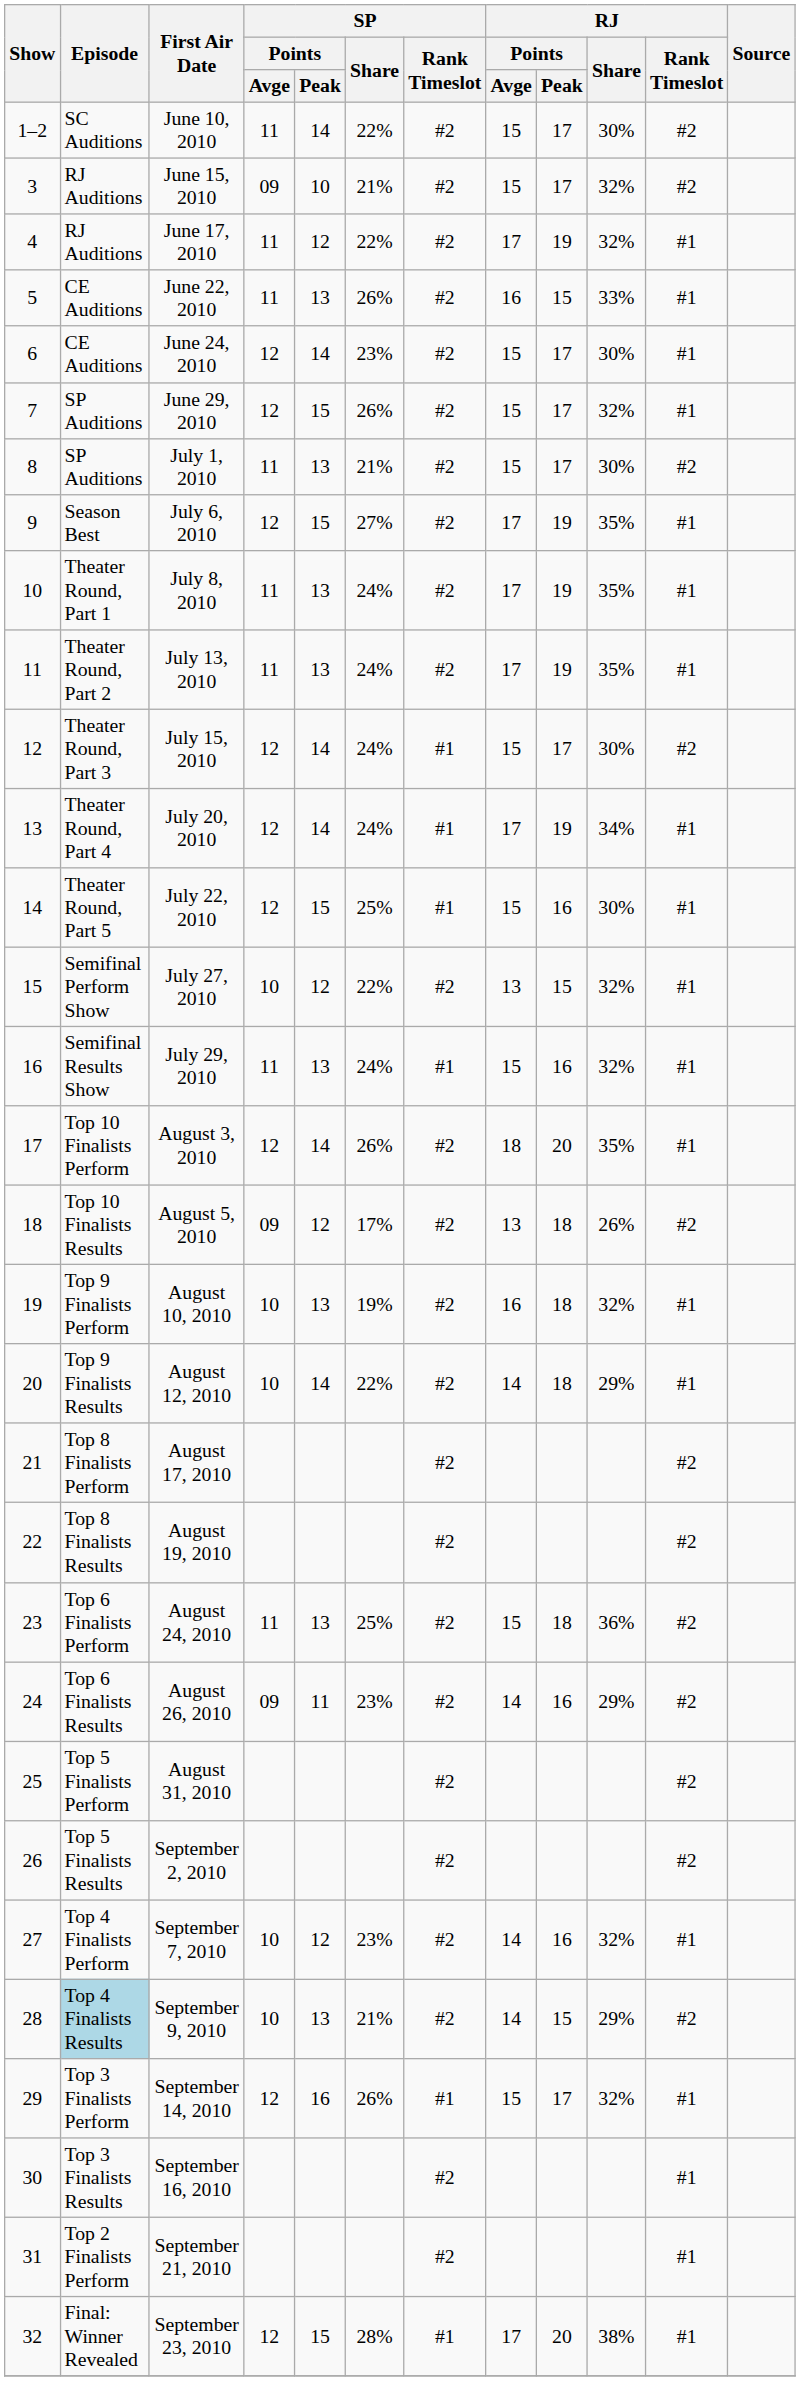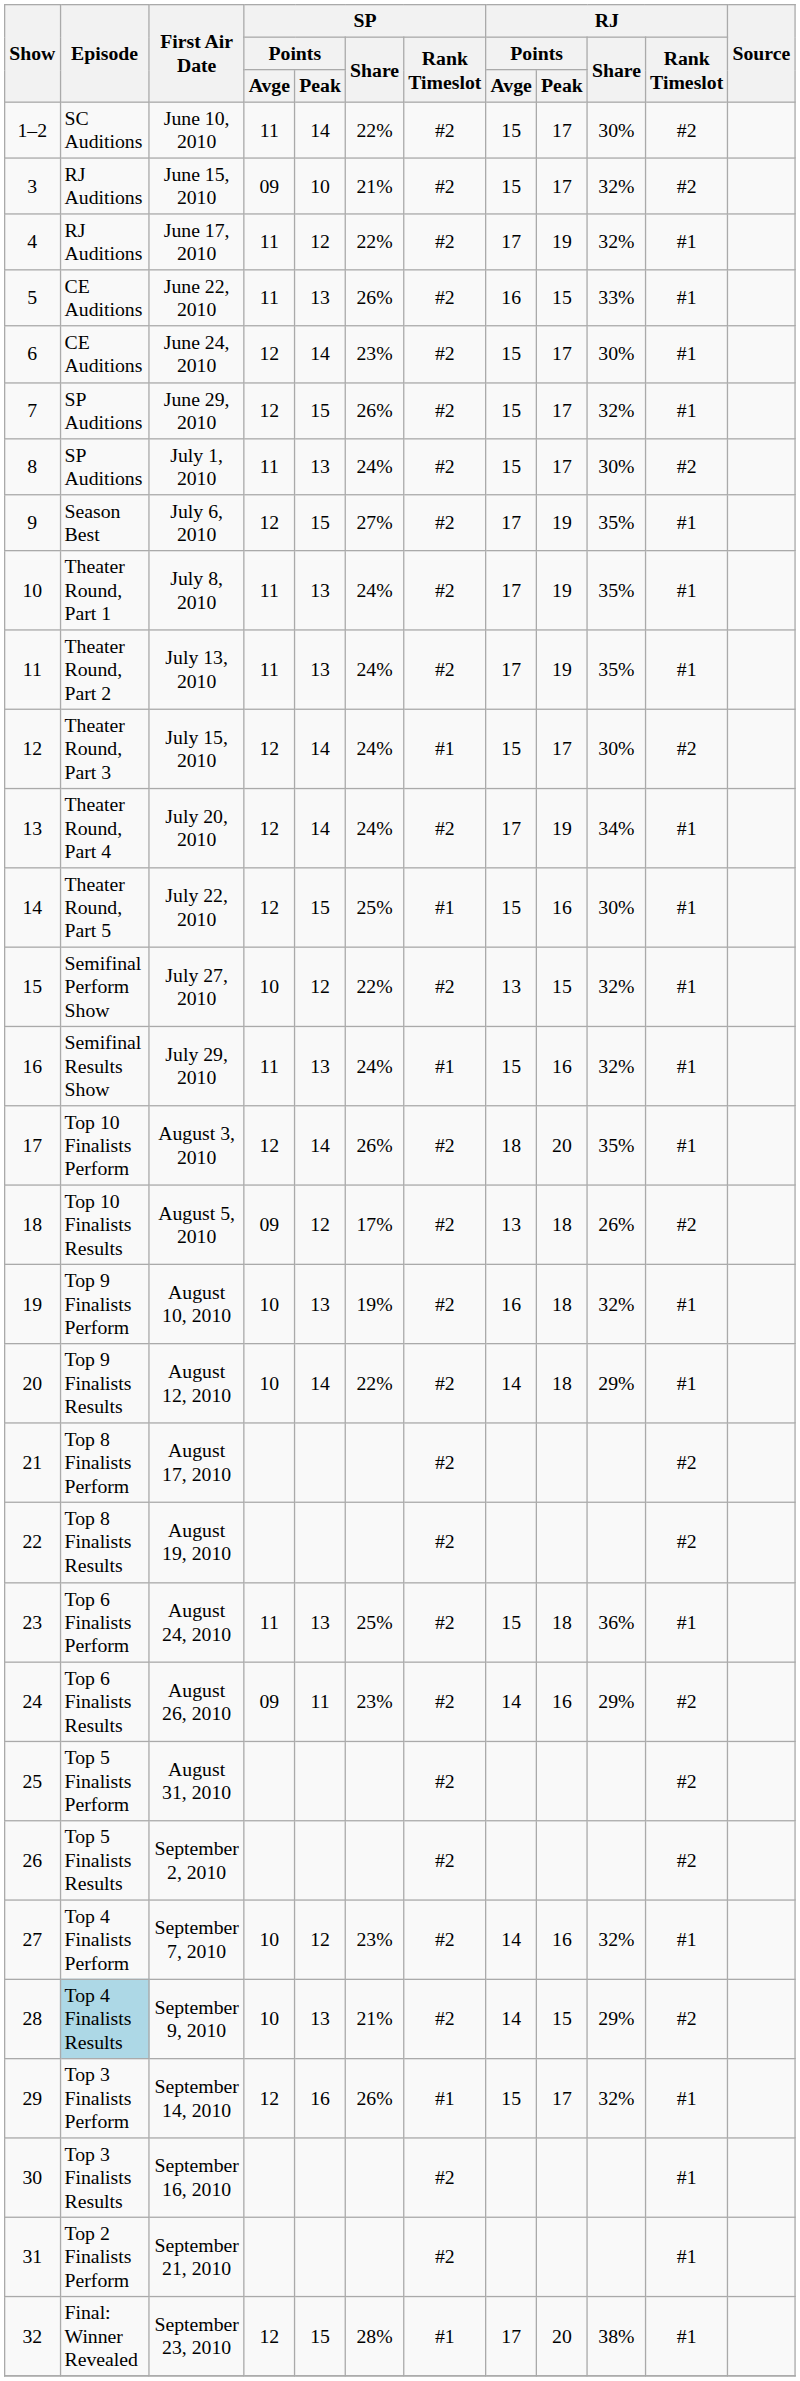(375, 466) 21% -> (375, 466) 24%
(445, 828) #1 -> (445, 828) #2
(687, 1621) #2 -> (687, 1621) #1
